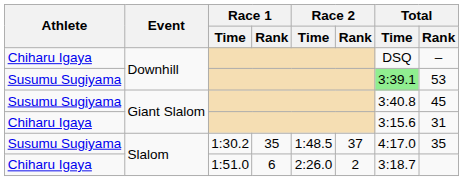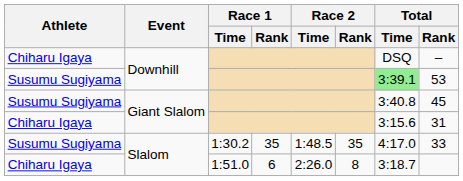(355, 144) 37 -> (355, 144) 35
(439, 144) 35 -> (439, 144) 33
(355, 165) 2 -> (355, 165) 8
